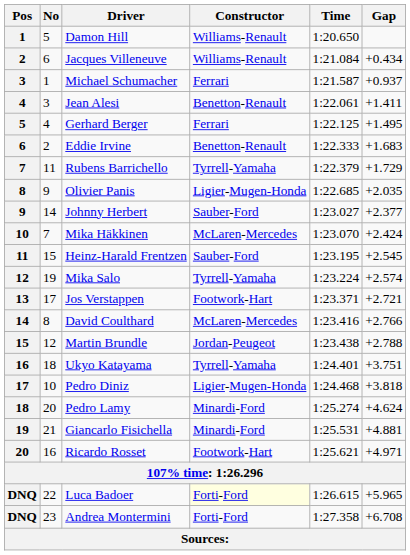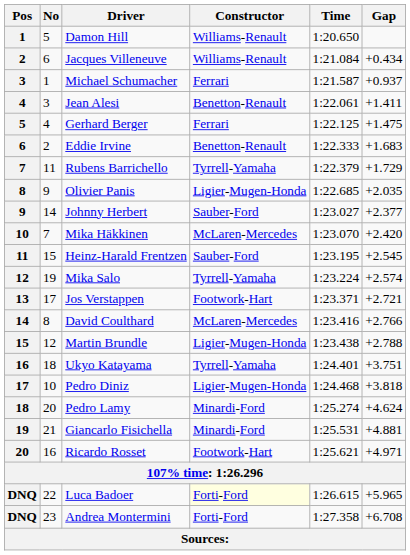(384, 124) +1.495 -> (384, 124) +1.475
(384, 233) +2.424 -> (384, 233) +2.420
(234, 342) Jordan-Peugeot -> (250, 342) Ligier-Mugen-Honda
